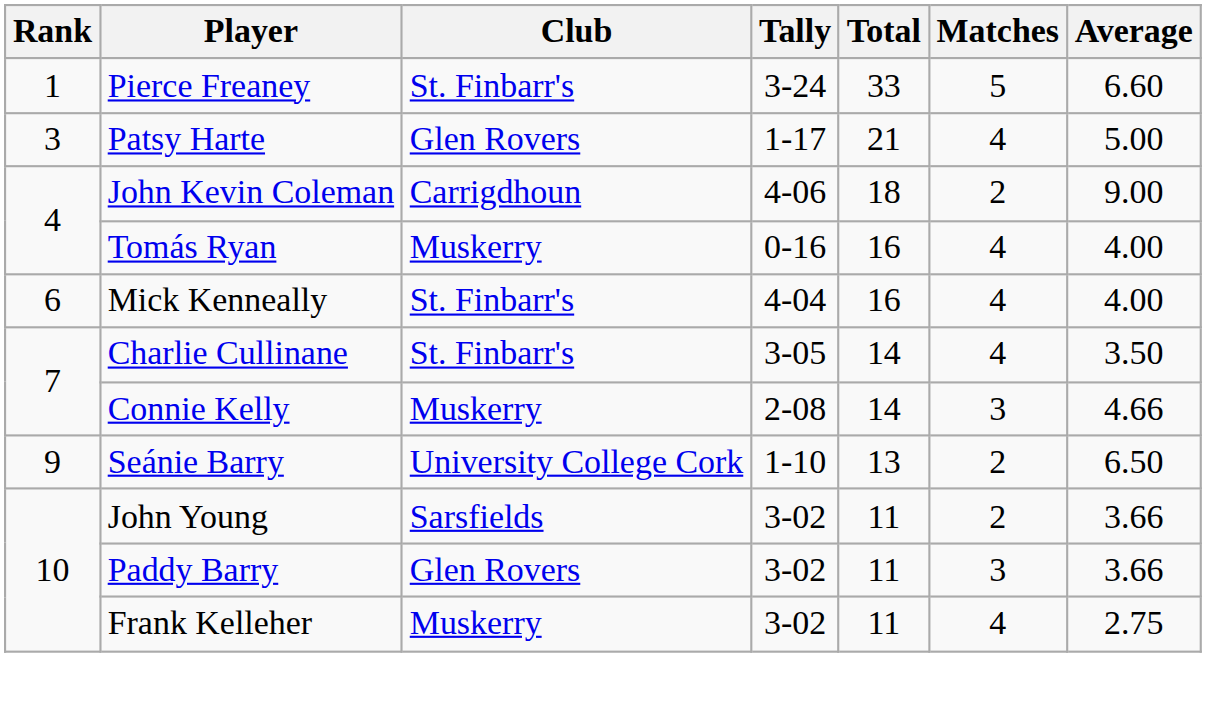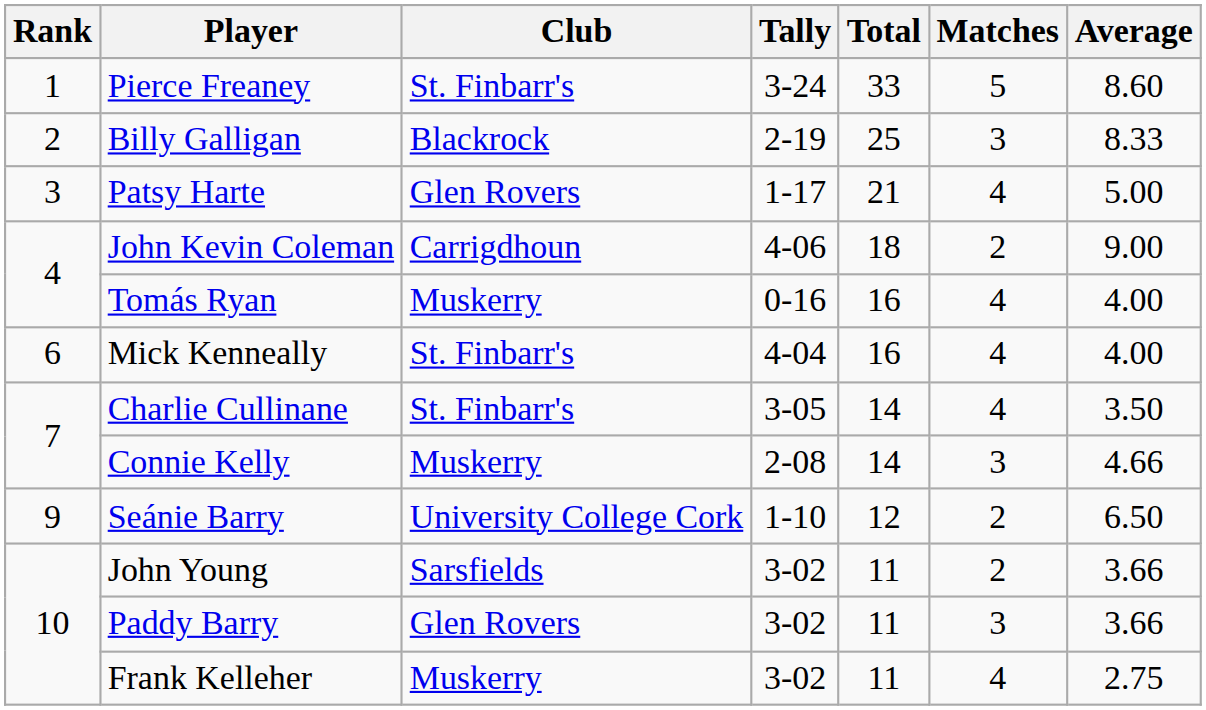(1134, 85) 6.60 -> (1134, 85) 8.60
+ row: (204, 138)
(884, 461) 13 -> (884, 515) 12
